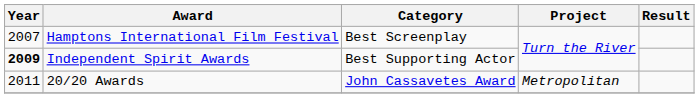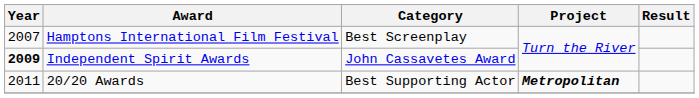(430, 60) Best Supporting Actor -> (430, 60) John Cassavetes Award
(430, 82) John Cassavetes Award -> (430, 82) Best Supporting Actor
(571, 82) normal -> (571, 82) bold
